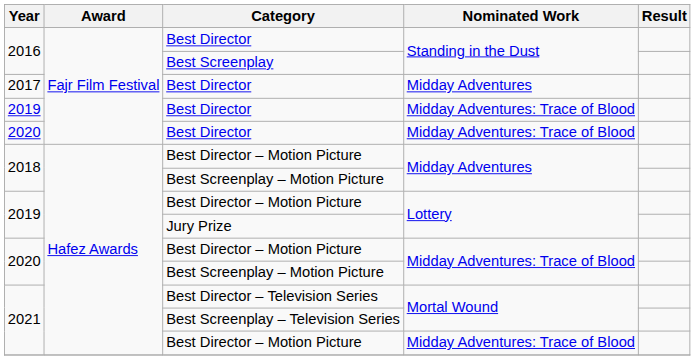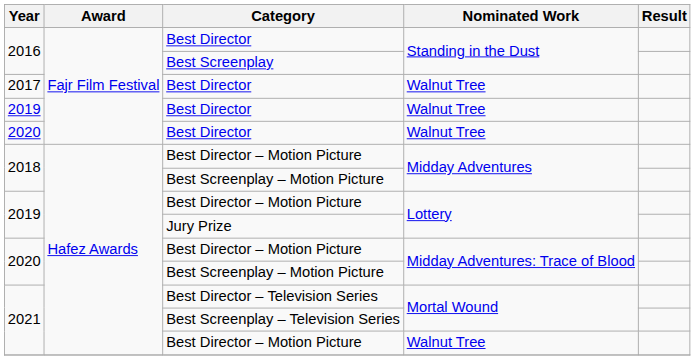(469, 86) Midday Adventures -> (446, 86) Walnut Tree
(521, 109) Midday Adventures: Trace of Blood -> (446, 109) Walnut Tree
(521, 132) Midday Adventures: Trace of Blood -> (446, 132) Walnut Tree
(521, 343) Midday Adventures: Trace of Blood -> (446, 343) Walnut Tree
